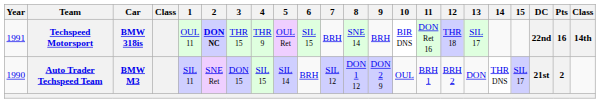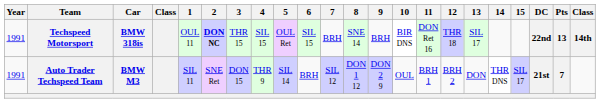(262, 37) THR 9 -> (262, 37) SIL 15
(562, 37) 16 -> (562, 37) 13
(16, 74) 1990 -> (16, 74) 1991
(262, 74) SIL 15 -> (262, 74) THR 9
(562, 74) 2 -> (562, 74) 7
